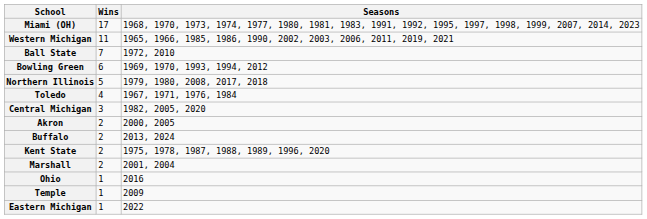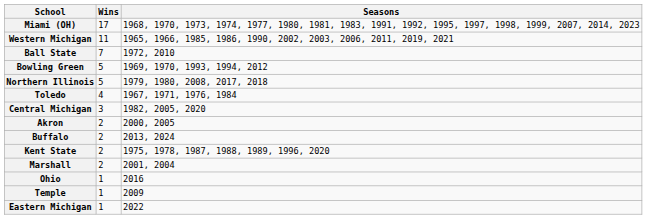(101, 67) 6 -> (101, 67) 5
